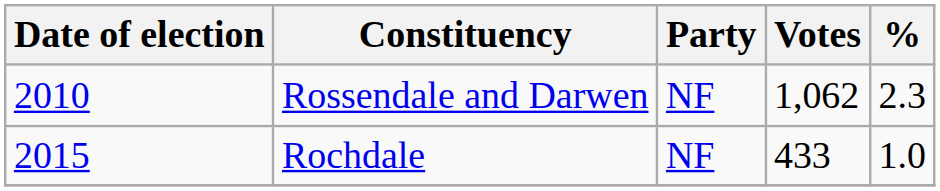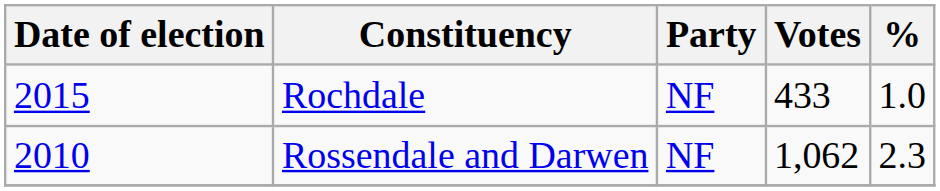rows swapped: (465, 94) <-> (354, 154)
